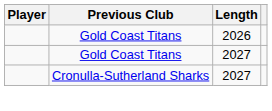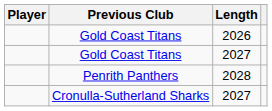+ row: (131, 76)
